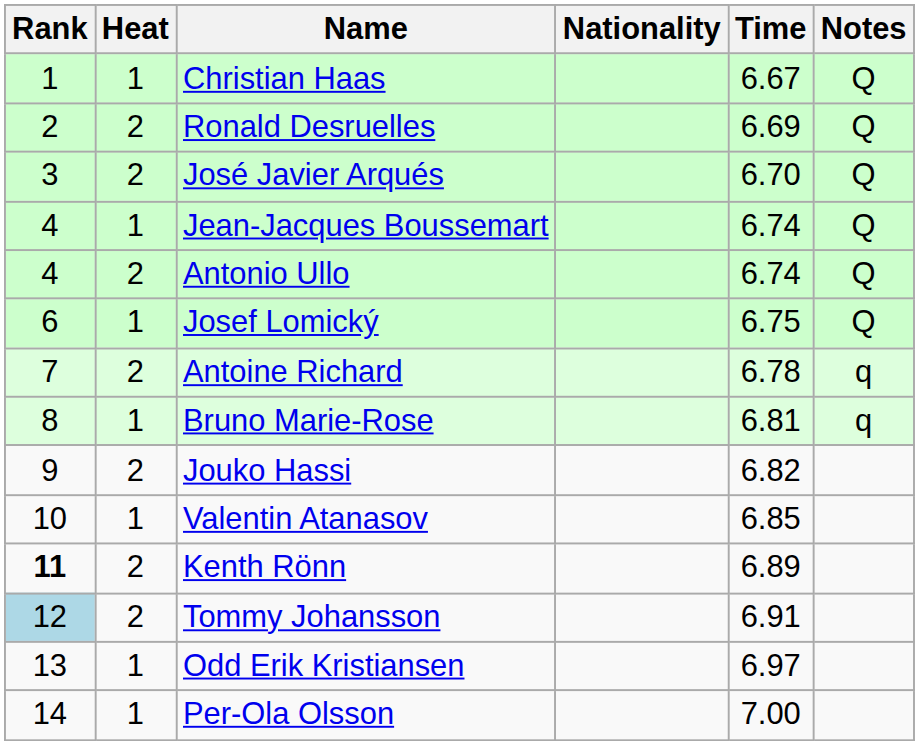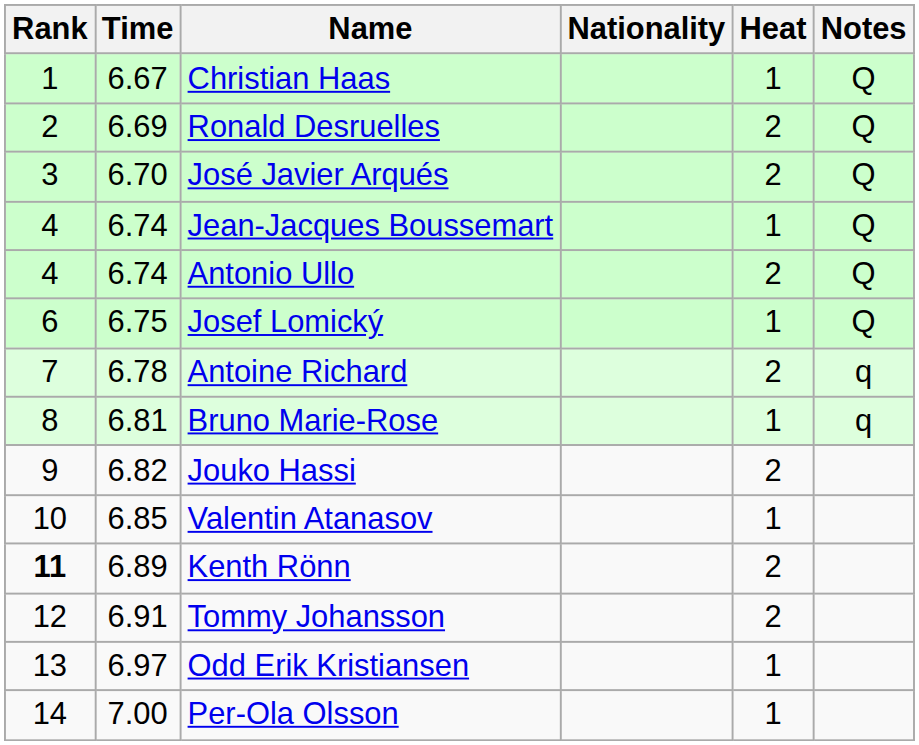columns swapped: (135, 28) <-> (771, 28)
(50, 616) lightblue background -> (50, 616) no background
